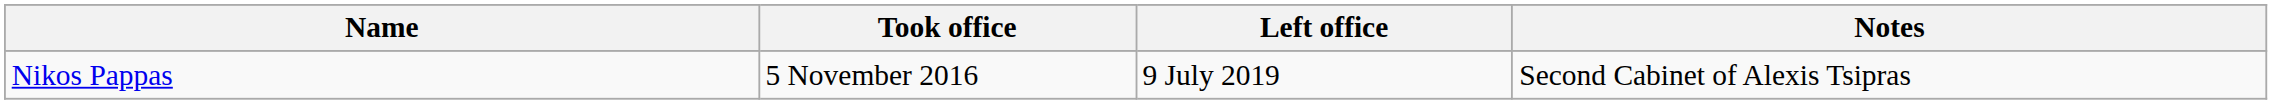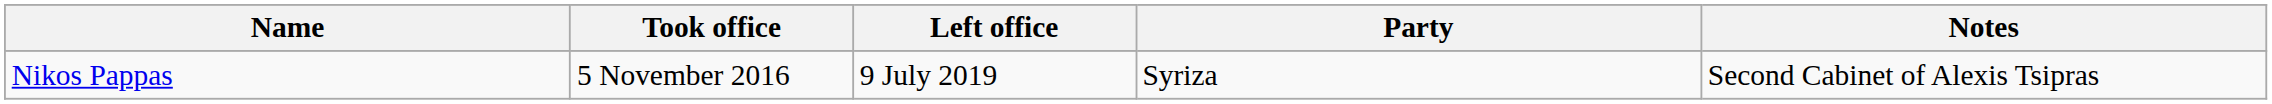+ column: (1418, 27)
